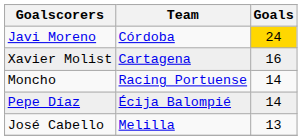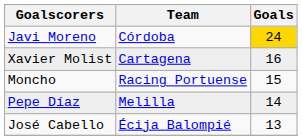(274, 81) 14 -> (274, 81) 15
(175, 103) Écija Balompié -> (147, 103) Melilla
(147, 125) Melilla -> (175, 125) Écija Balompié
